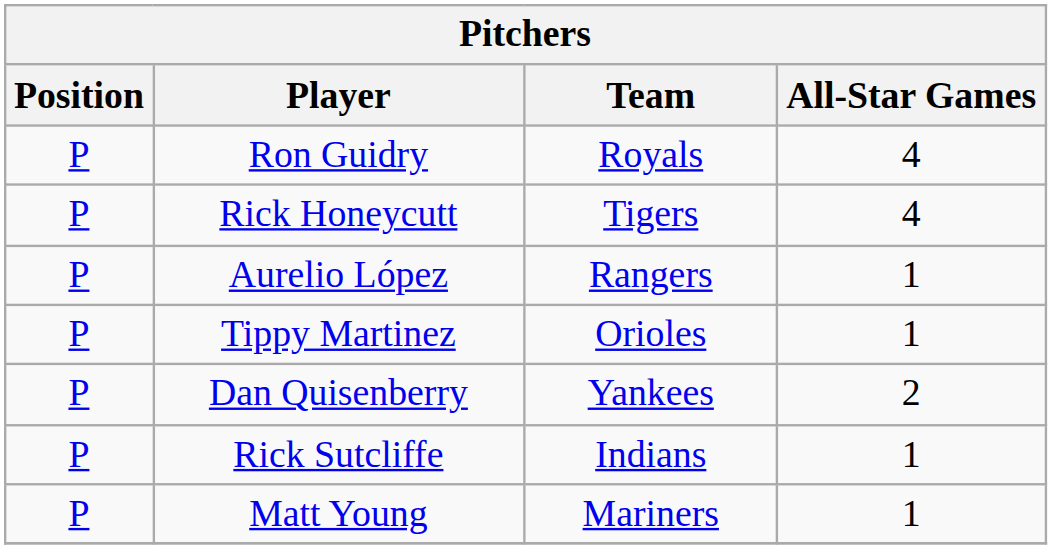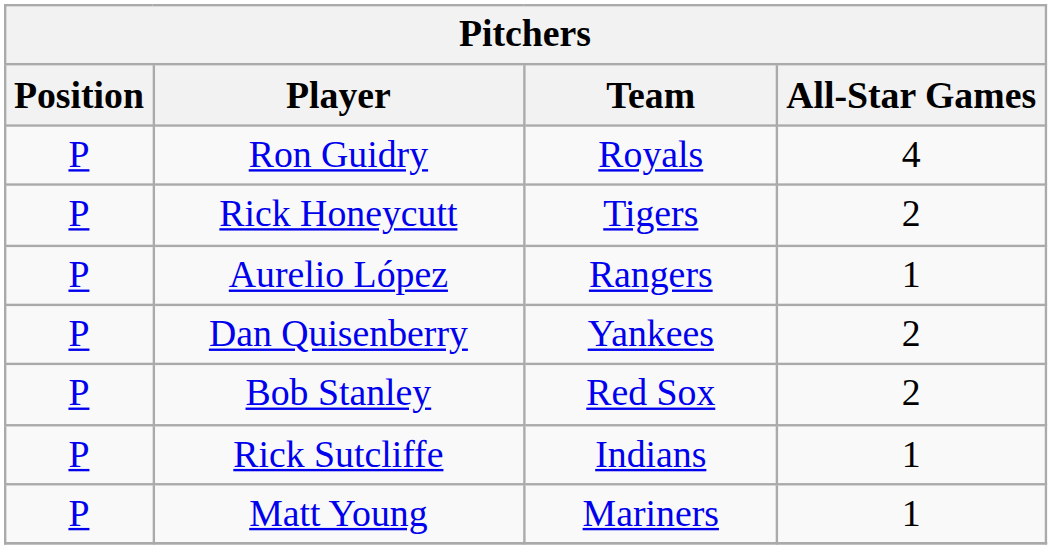(911, 214) 4 -> (911, 214) 2
- row: (338, 333)
+ row: (338, 393)
